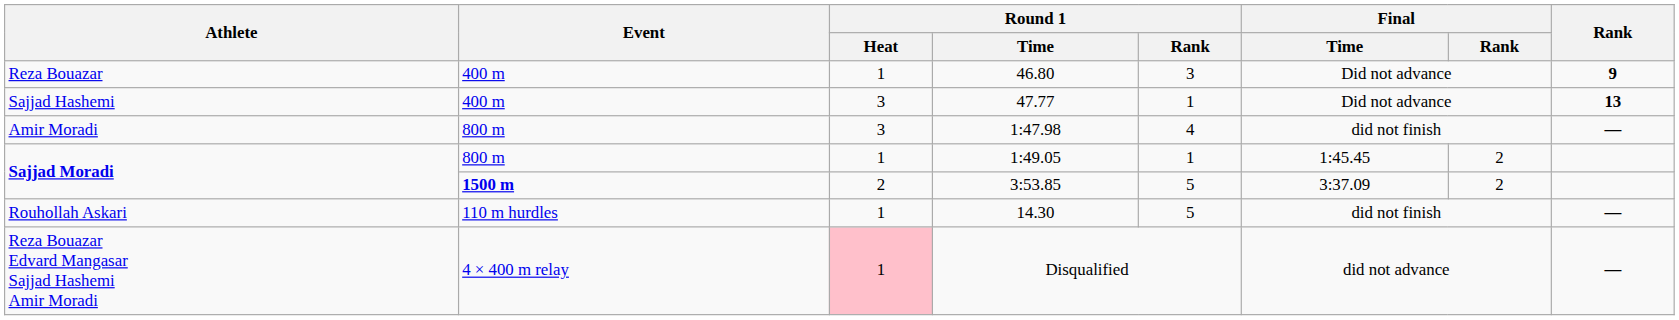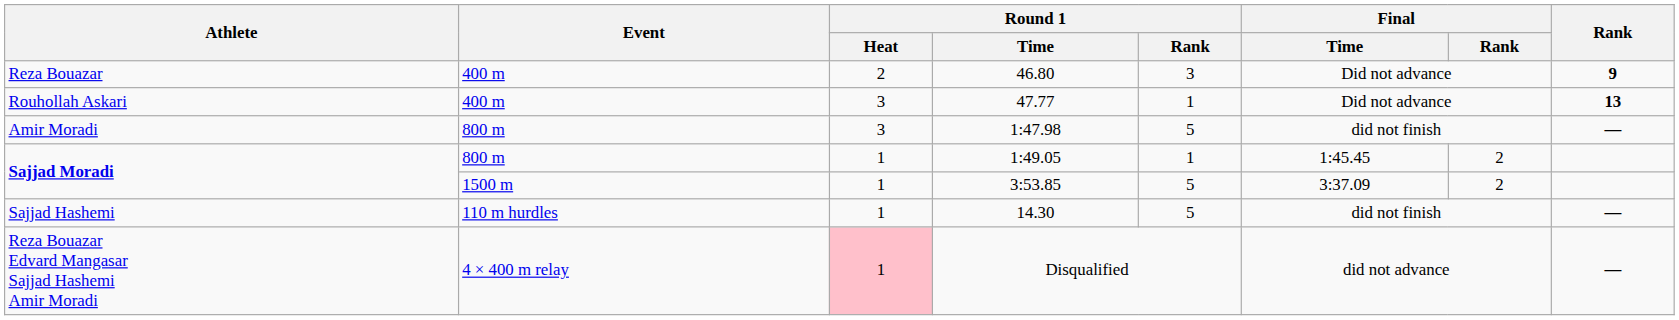(881, 74) 1 -> (881, 74) 2
(62, 102) Sajjad Hashemi -> (68, 102) Rouhollah Askari
(1190, 129) 4 -> (1190, 129) 5
(488, 185) bold -> (488, 185) normal
(881, 185) 2 -> (881, 185) 1
(68, 213) Rouhollah Askari -> (62, 213) Sajjad Hashemi
